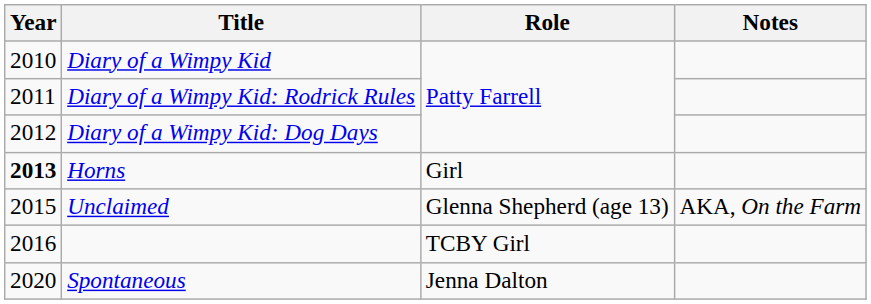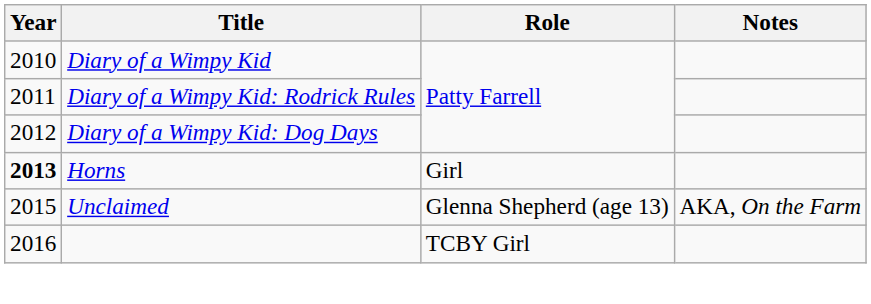- row: (126, 280)
